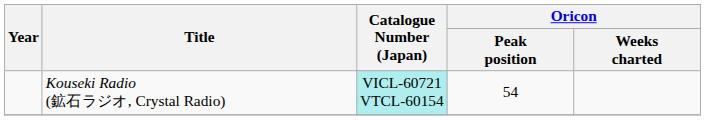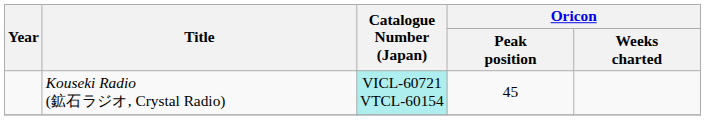(510, 92) 54 -> (510, 92) 45
